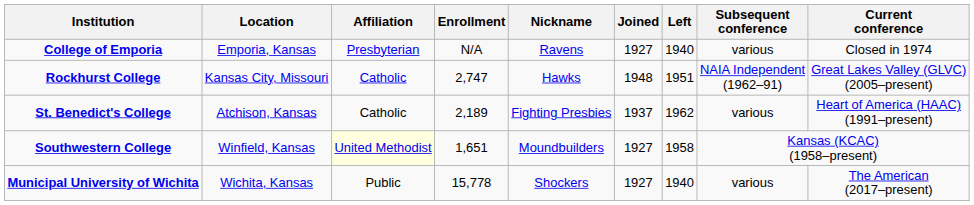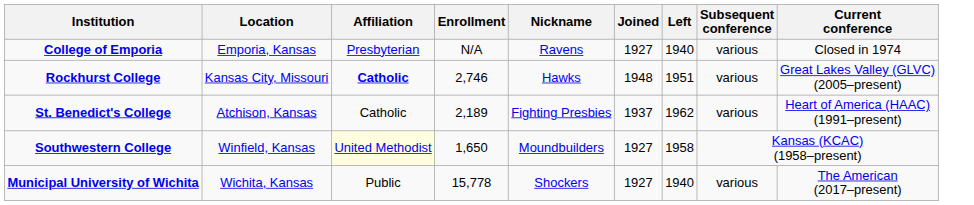(383, 77) normal -> (383, 77) bold
(471, 77) 2,747 -> (471, 77) 2,746
(753, 77) NAIA Independent (1962–91) -> (737, 77) various
(471, 148) 1,651 -> (471, 148) 1,650
